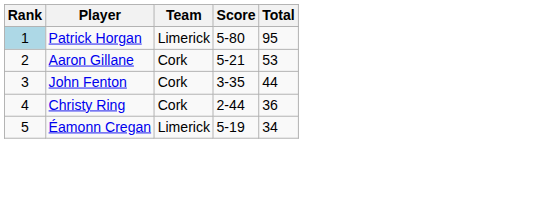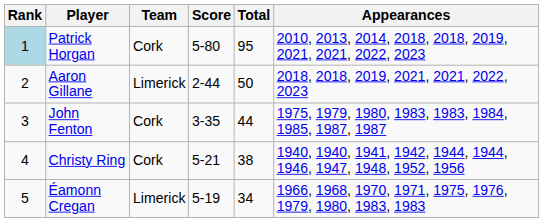+ column: (406, 15)
(184, 37) Limerick -> (148, 45) Cork
(172, 60) Cork -> (159, 84) Limerick
(231, 60) 5-21 -> (206, 84) 2-44
(270, 60) 53 -> (245, 84) 50
(231, 104) 2-44 -> (206, 160) 5-21
(270, 104) 36 -> (245, 160) 38
